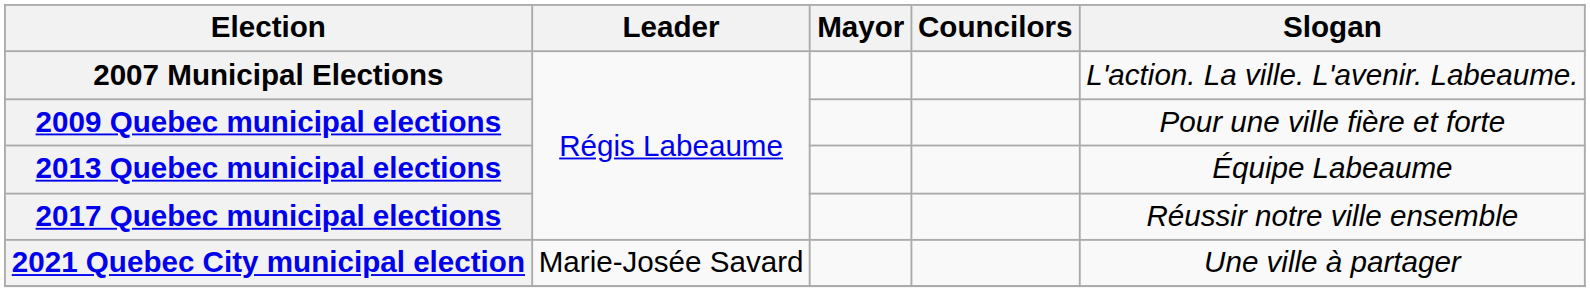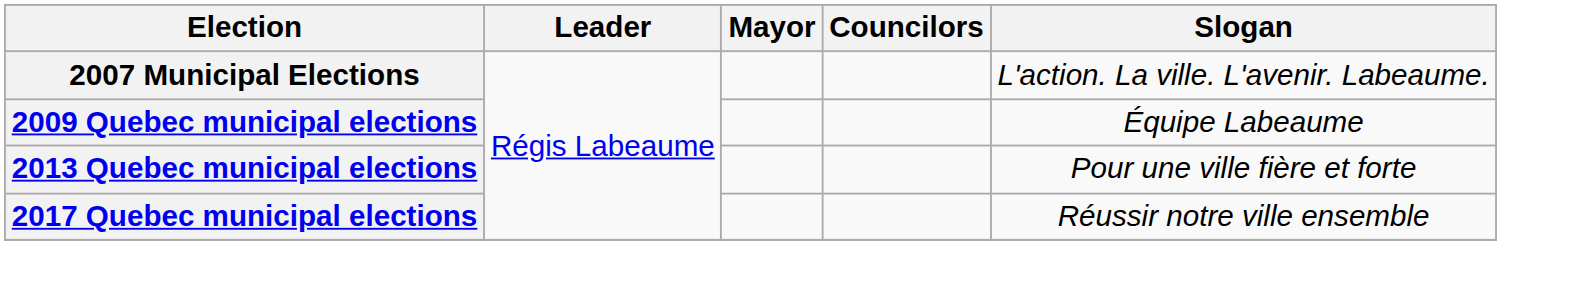(1332, 121) Pour une ville fière et forte -> (1244, 121) Équipe Labeaume
(1332, 168) Équipe Labeaume -> (1244, 168) Pour une ville fière et forte
- row: (268, 262)
